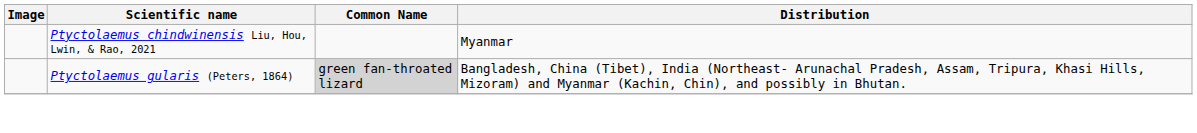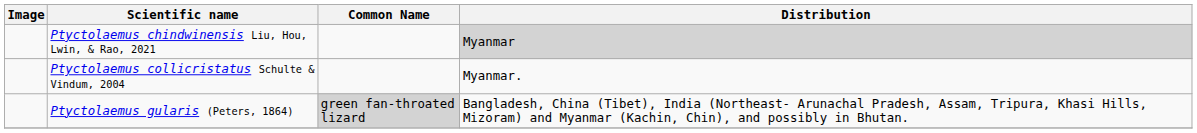(487, 42) no background -> (489, 42) lightgrey background
+ row: (182, 76)
